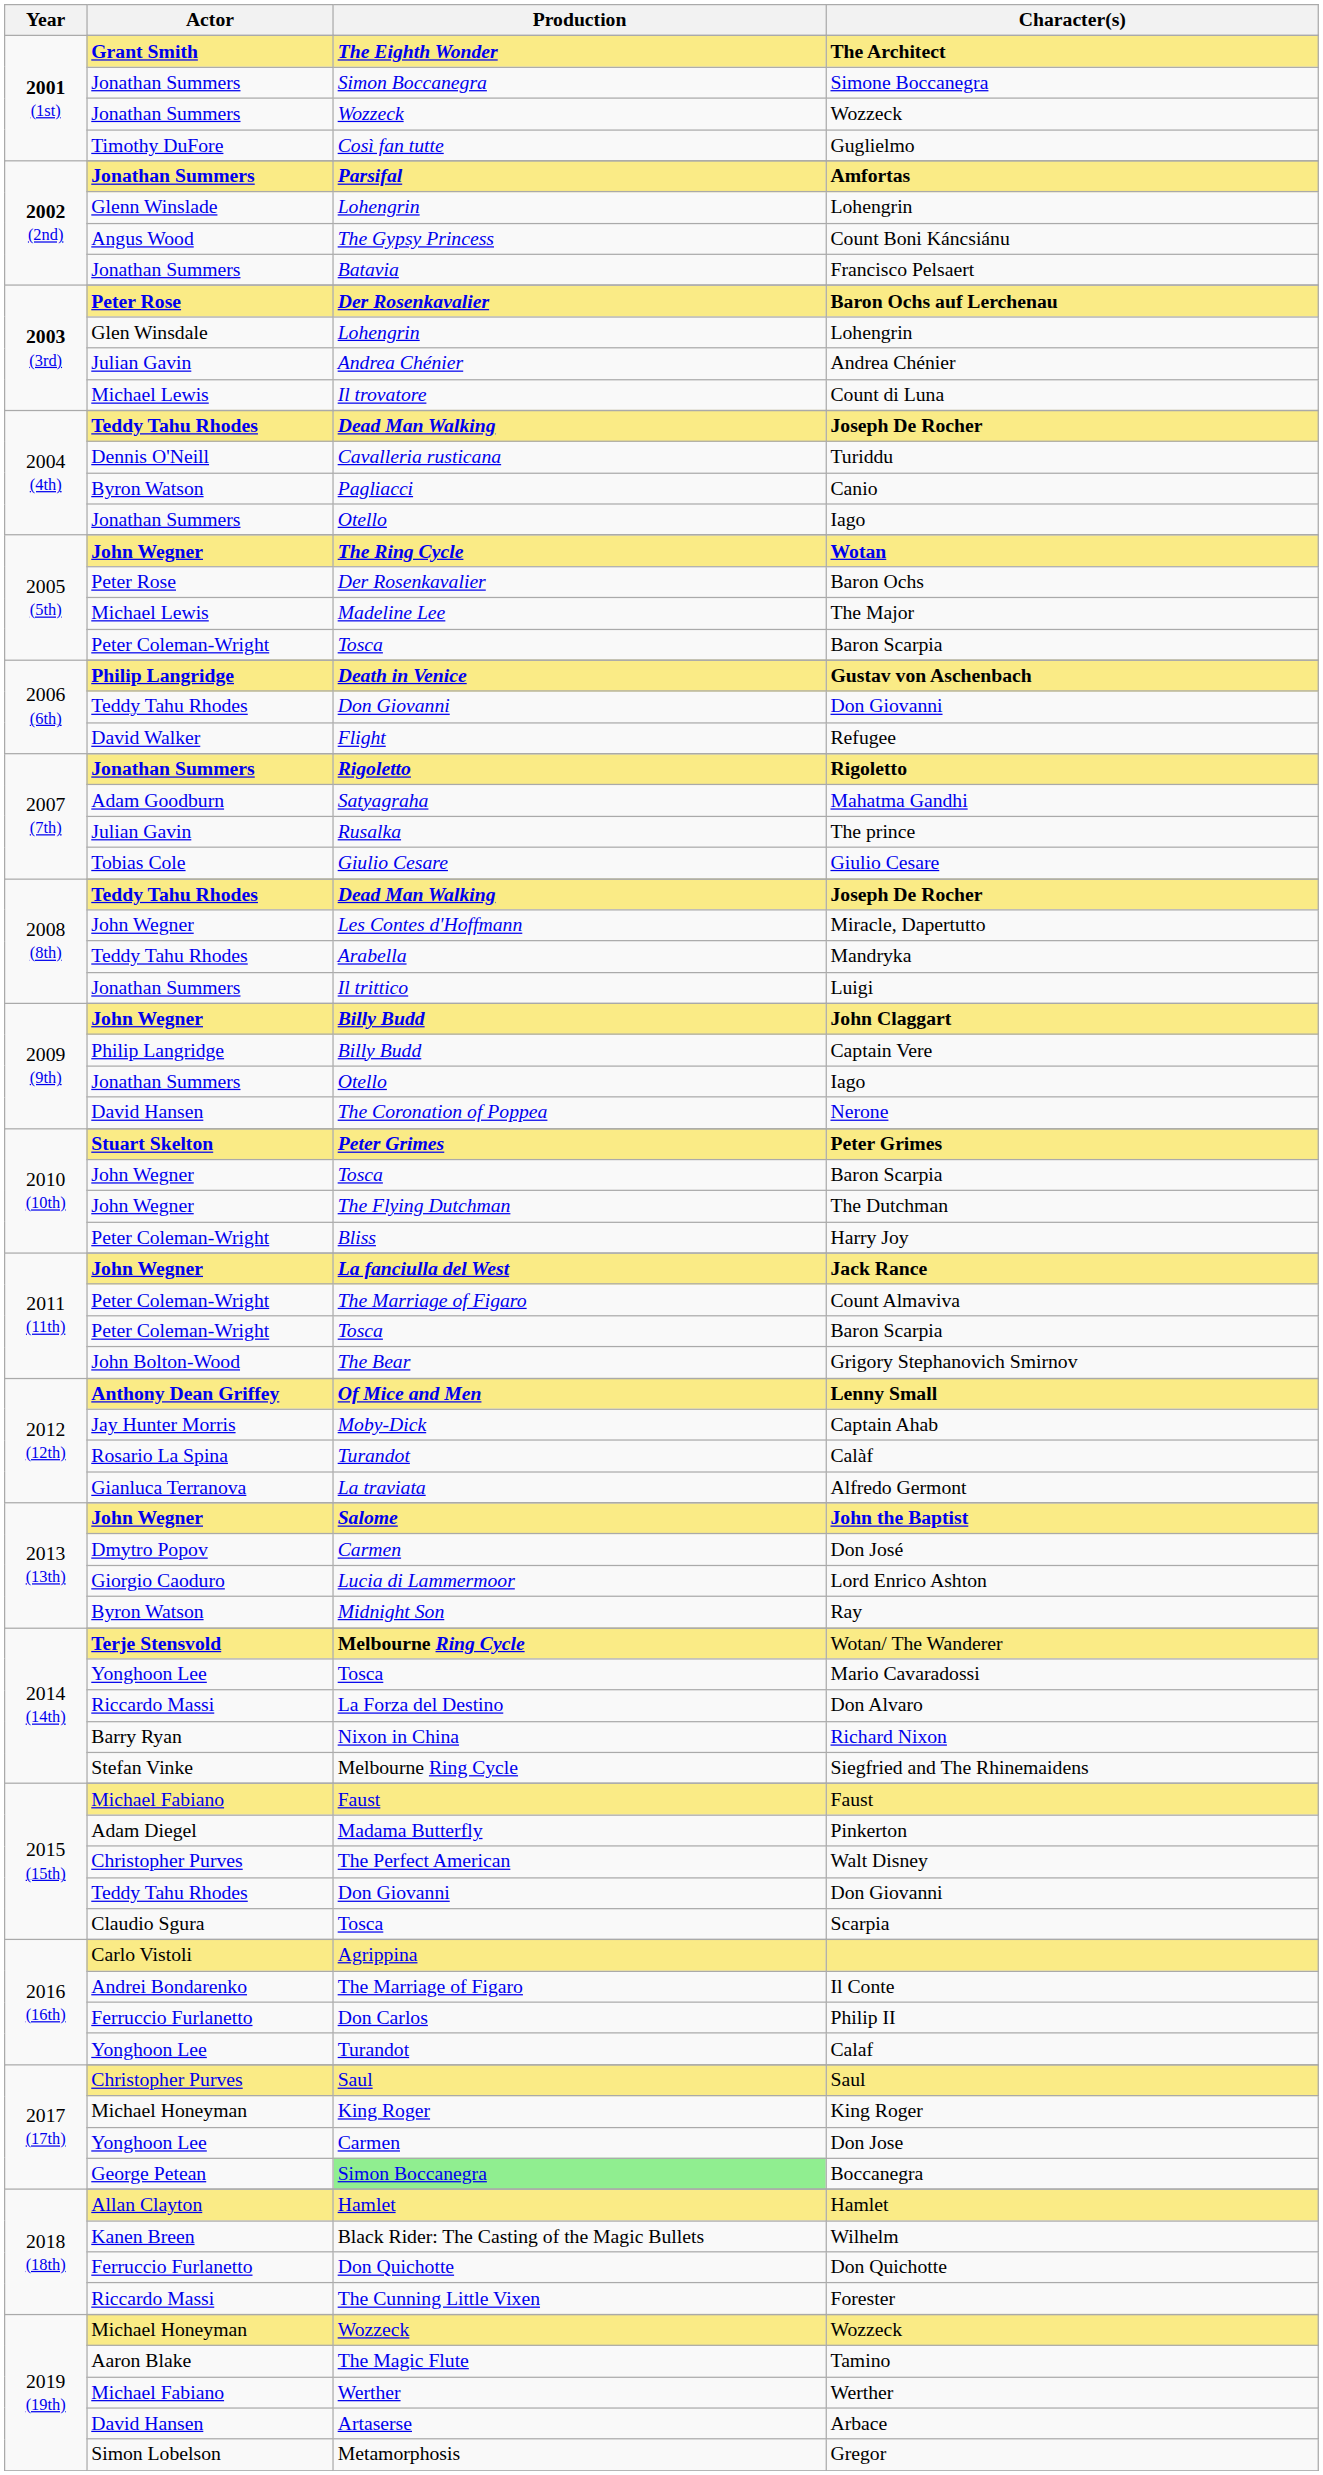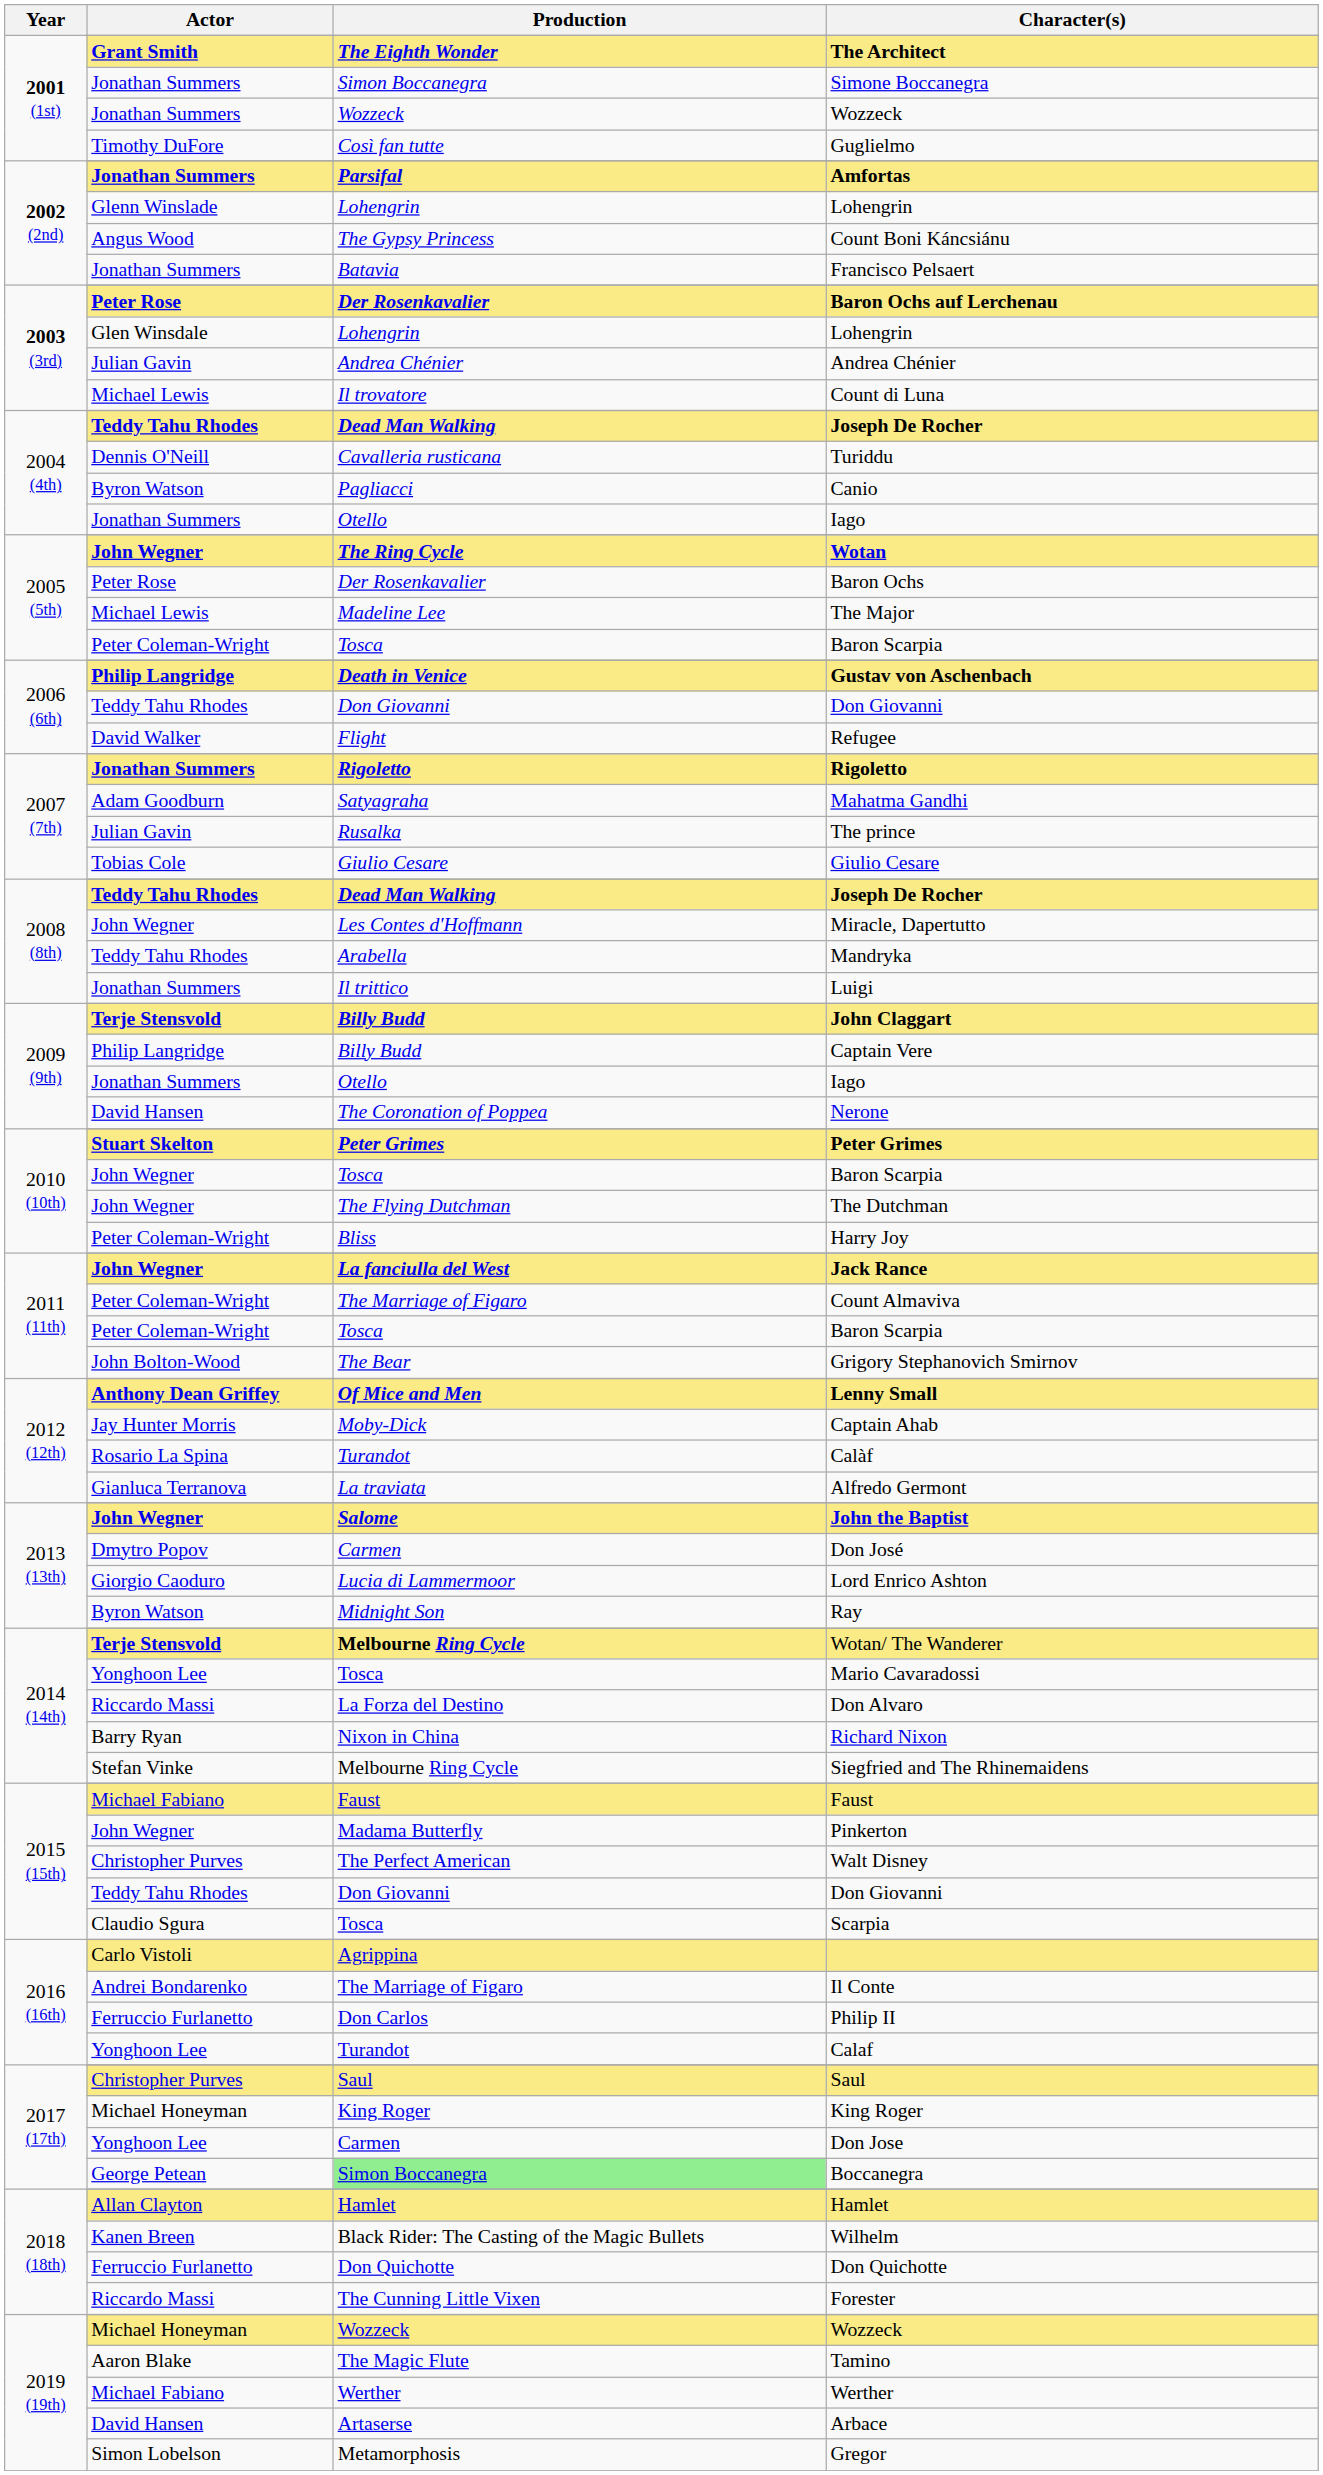(147, 1018) John Wegner -> (156, 1018) Terje Stensvold
(144, 1830) Adam Diegel -> (142, 1830) John Wegner
